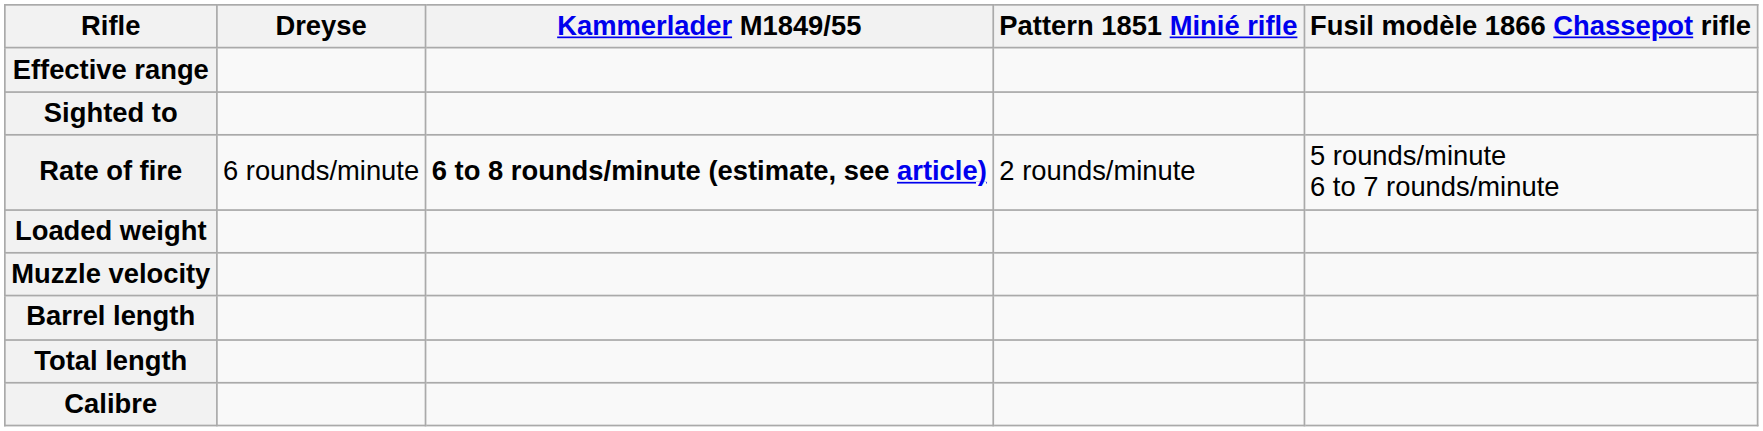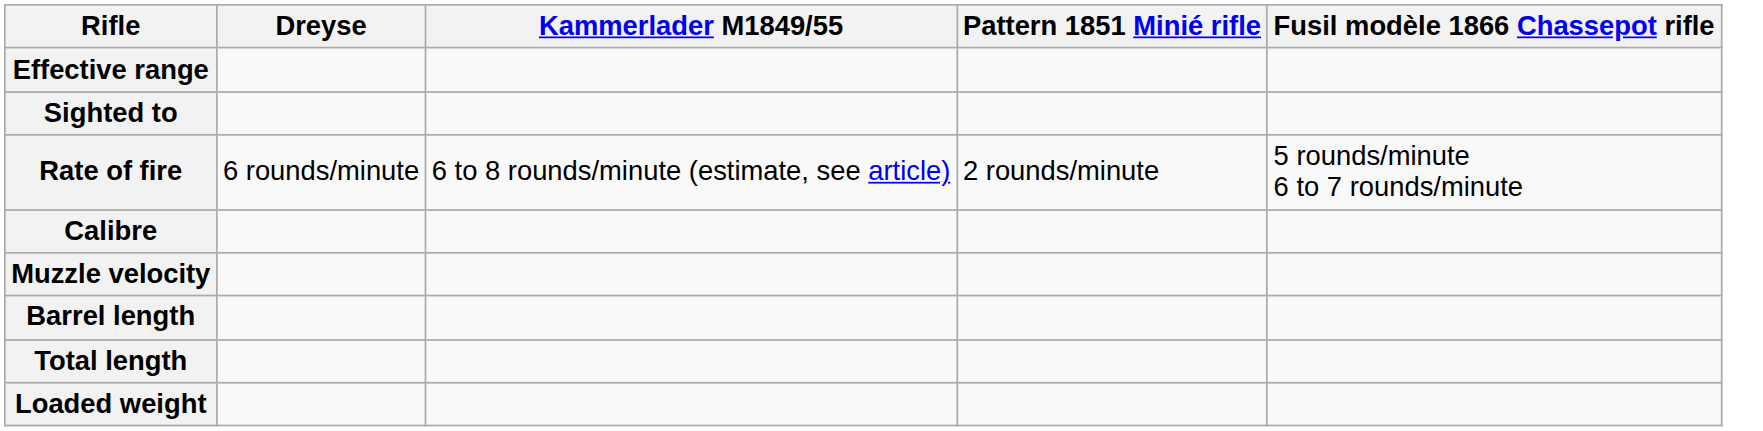(709, 171) bold -> (691, 171) normal
rows swapped: (111, 404) <-> (111, 230)
